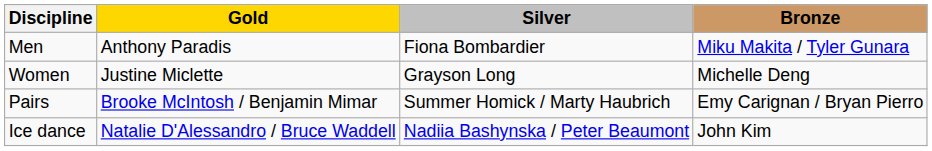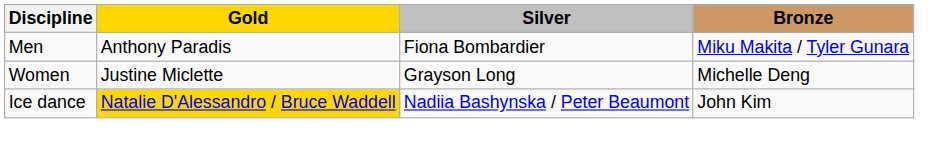- row: (29, 103)
(248, 131) no background -> (248, 103) gold background
